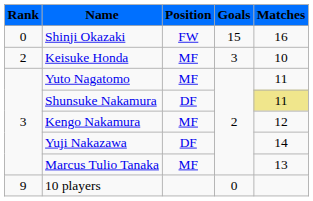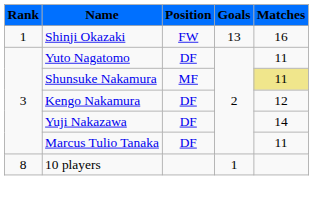(23, 36) 0 -> (23, 36) 1
(234, 36) 15 -> (234, 36) 13
- row: (87, 57)
(188, 79) MF -> (188, 57) DF
(188, 100) DF -> (188, 79) MF
(188, 121) MF -> (188, 100) DF
(188, 164) MF -> (188, 143) DF
(281, 164) 13 -> (281, 143) 11
(23, 185) 9 -> (23, 164) 8
(234, 185) 0 -> (234, 164) 1
